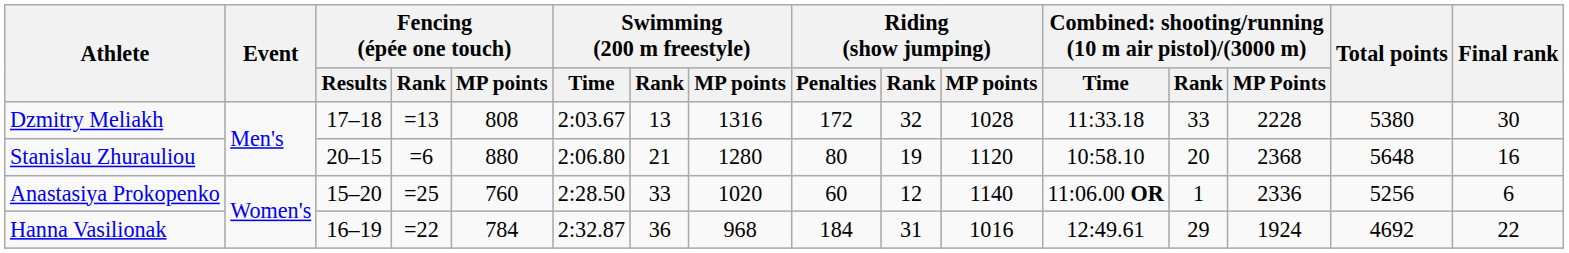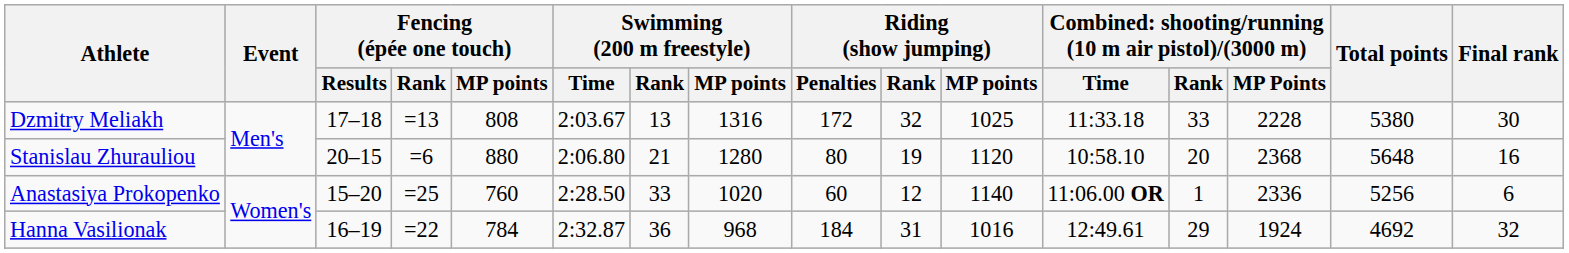(991, 120) 1028 -> (991, 120) 1025
(1508, 230) 22 -> (1508, 230) 32
